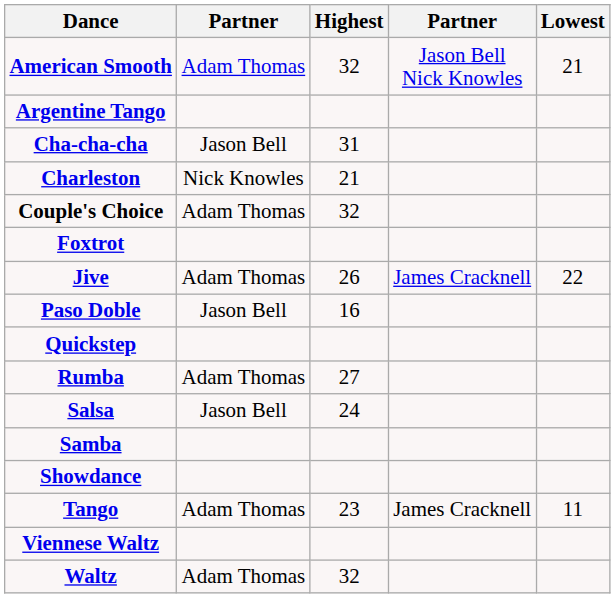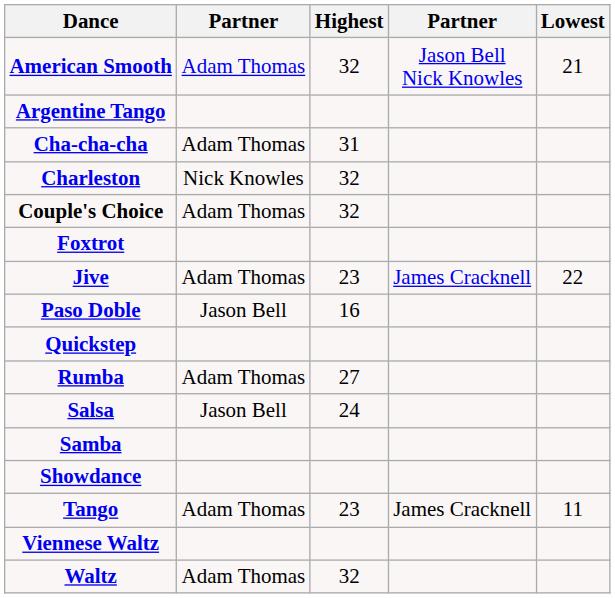(243, 144) Jason Bell -> (243, 144) Adam Thomas
(349, 177) 21 -> (349, 177) 32
(349, 277) 26 -> (349, 277) 23
